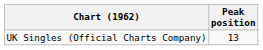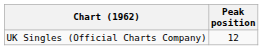(233, 38) 13 -> (233, 38) 12
